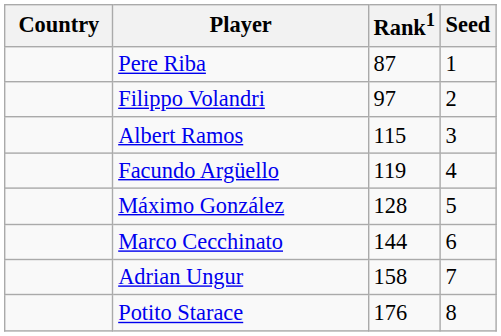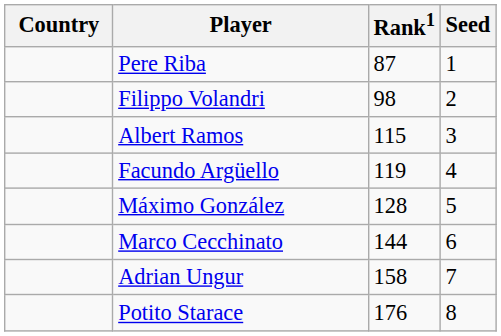(385, 99) 97 -> (385, 99) 98
